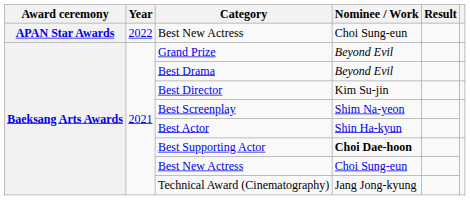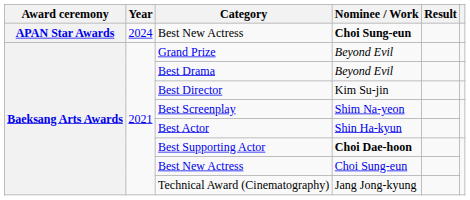(140, 33) 2022 -> (140, 33) 2024
(371, 33) normal -> (373, 33) bold
